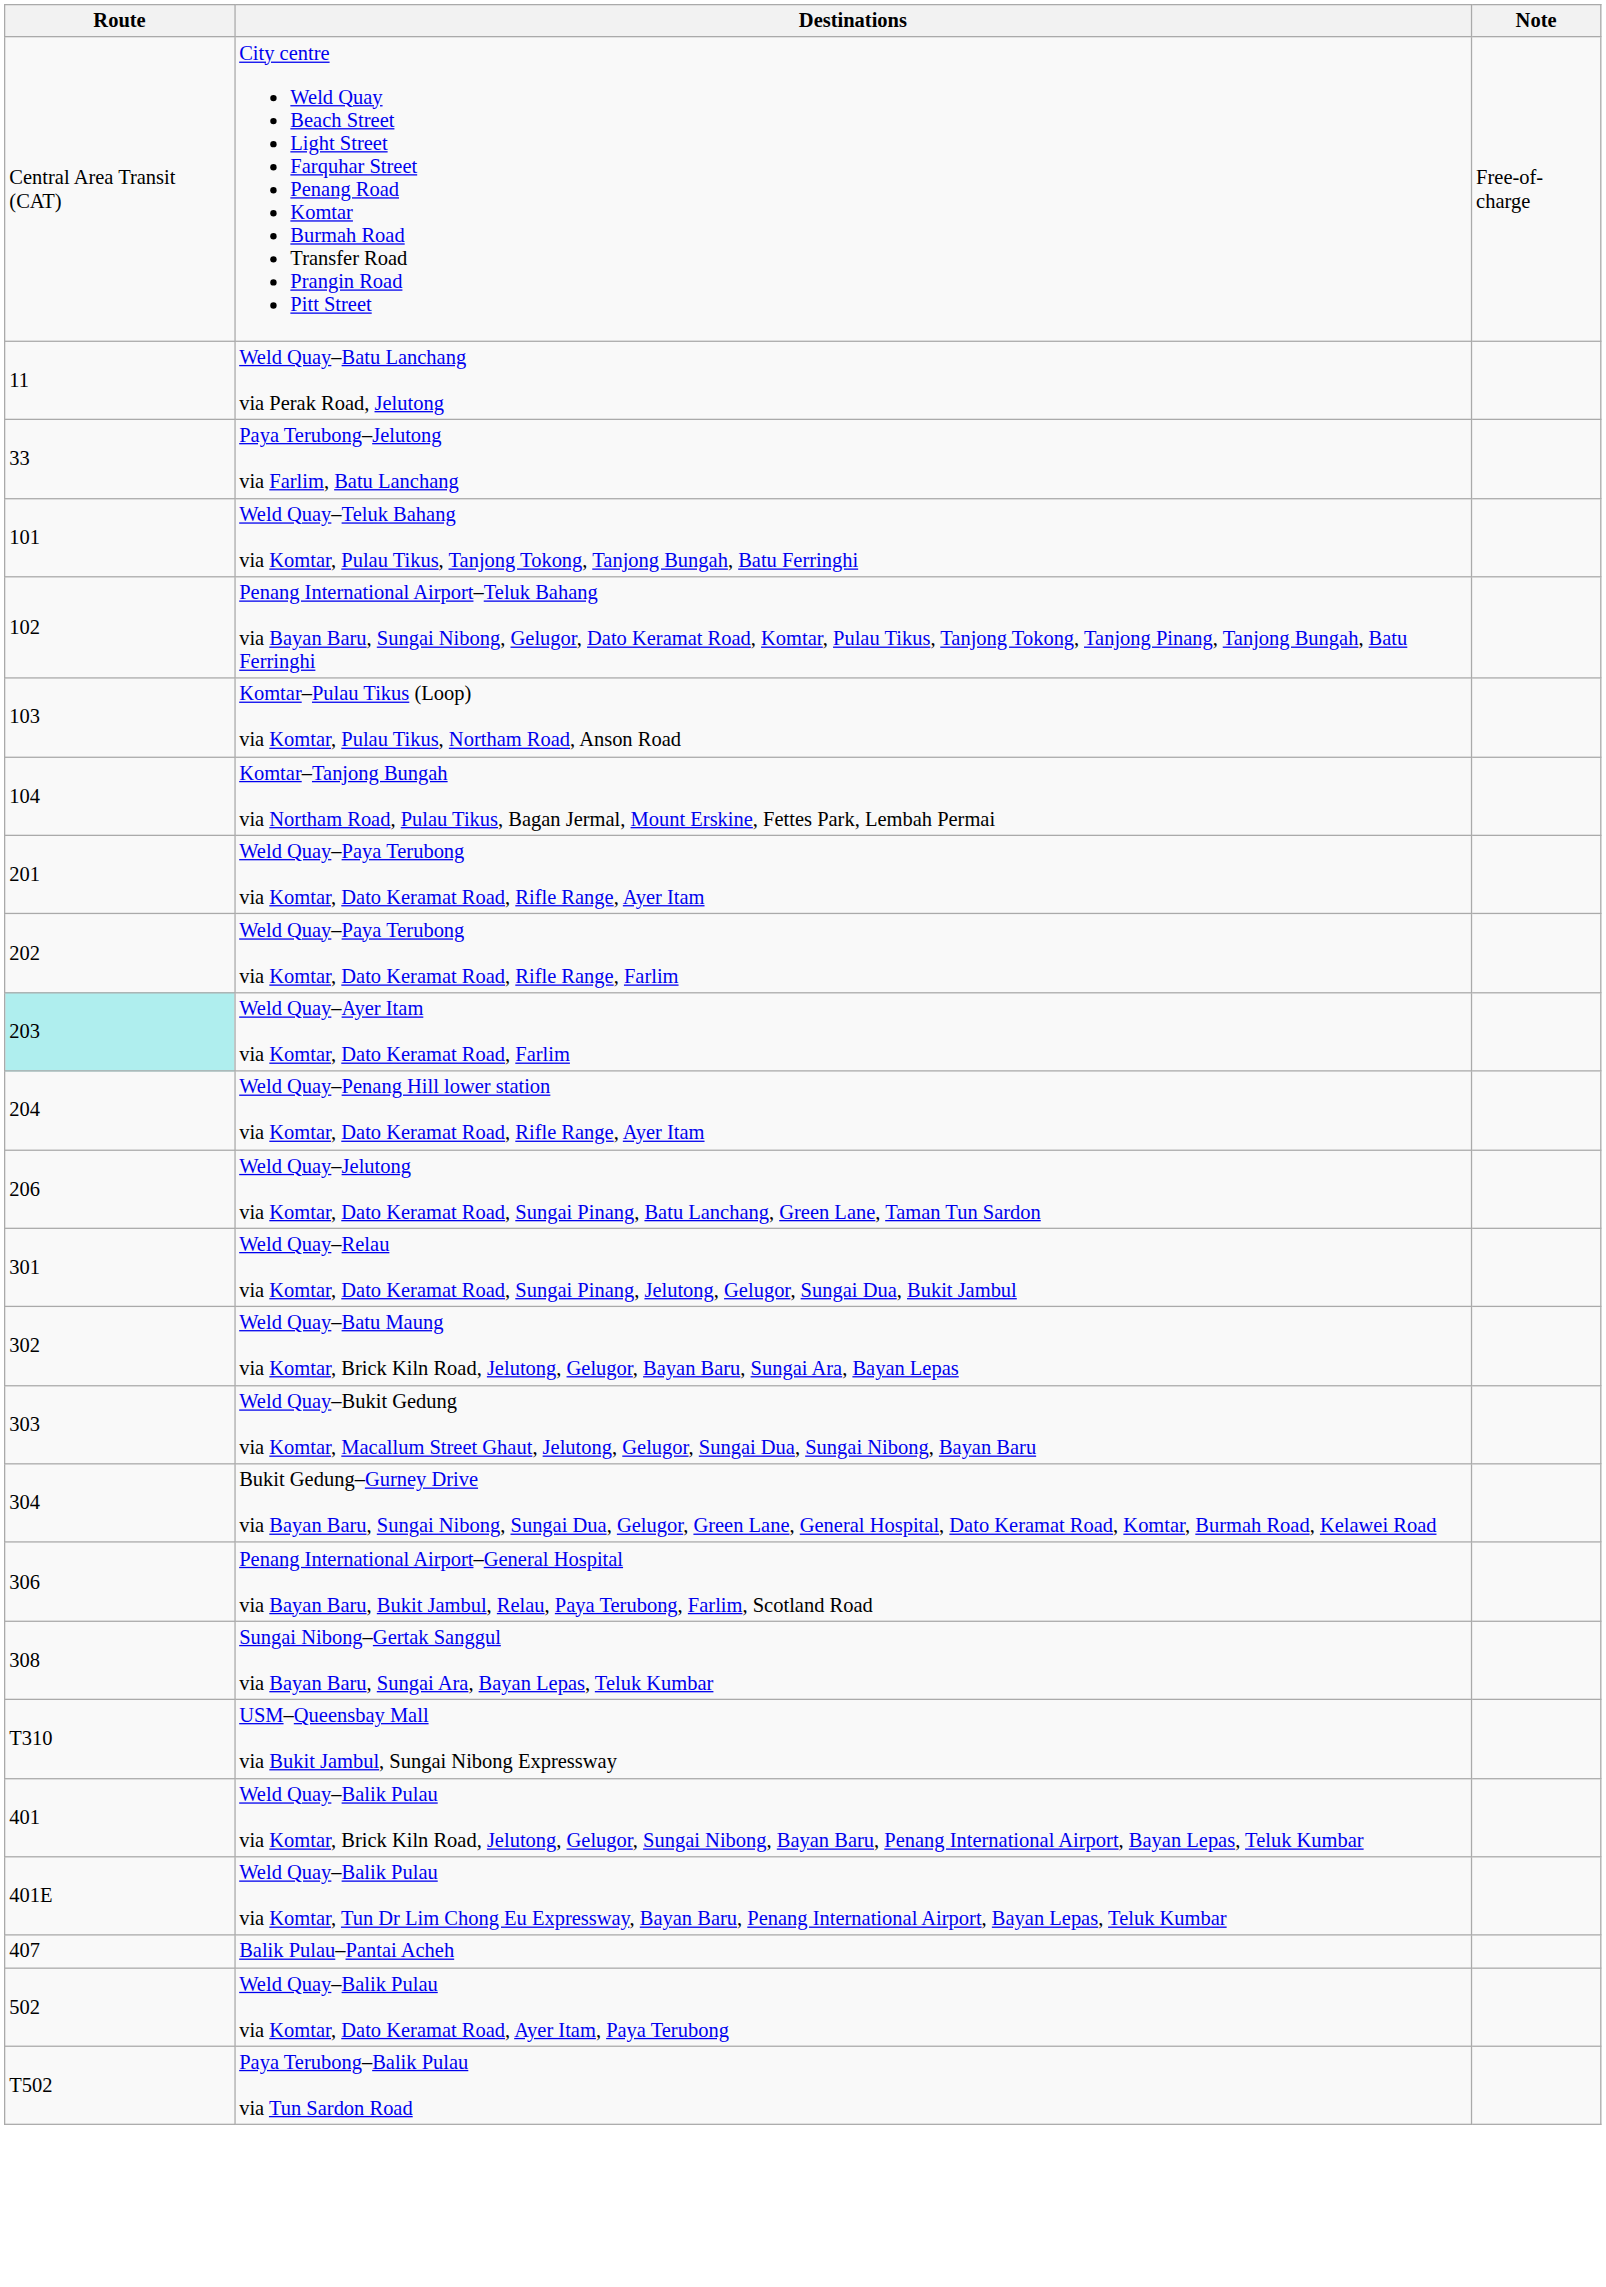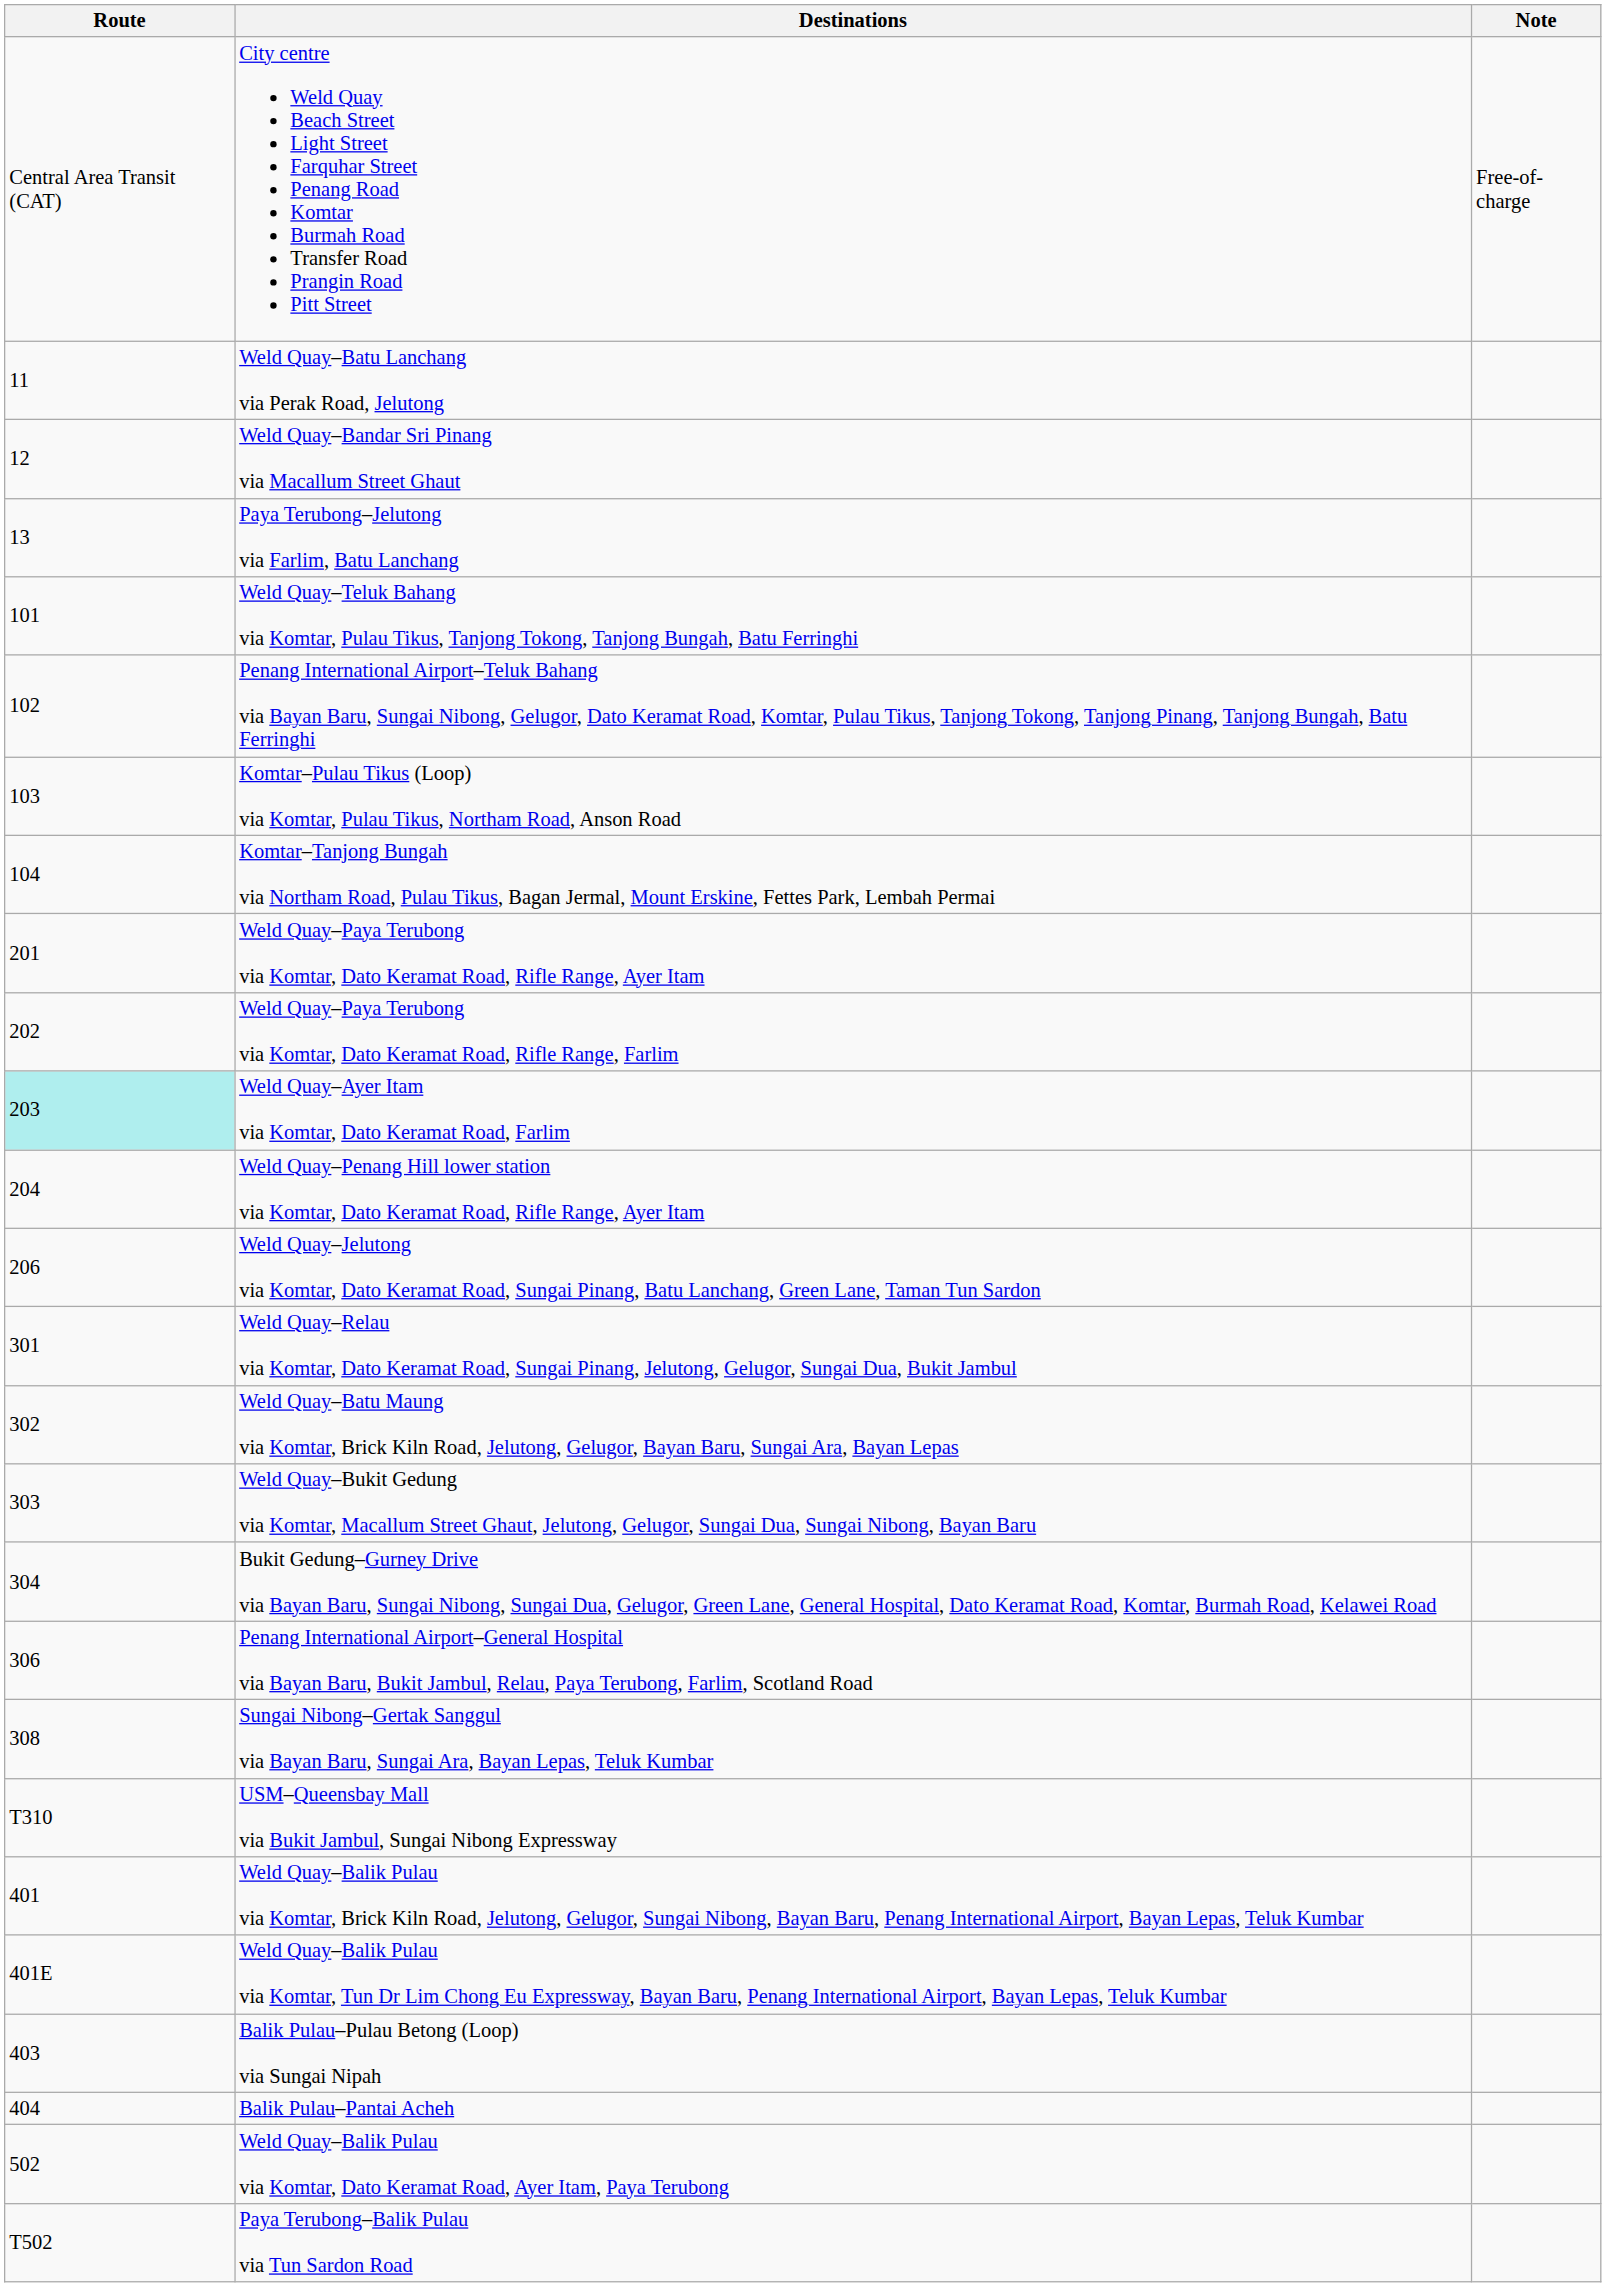+ row: (365, 458)
(20, 458) 33 -> (20, 537) 13
+ row: (379, 2052)
(25, 1951) 407 -> (25, 2108) 404
